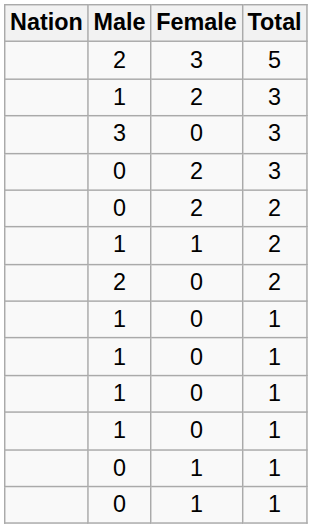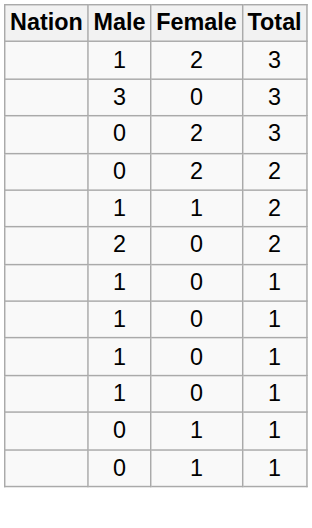- row: (120, 60)
